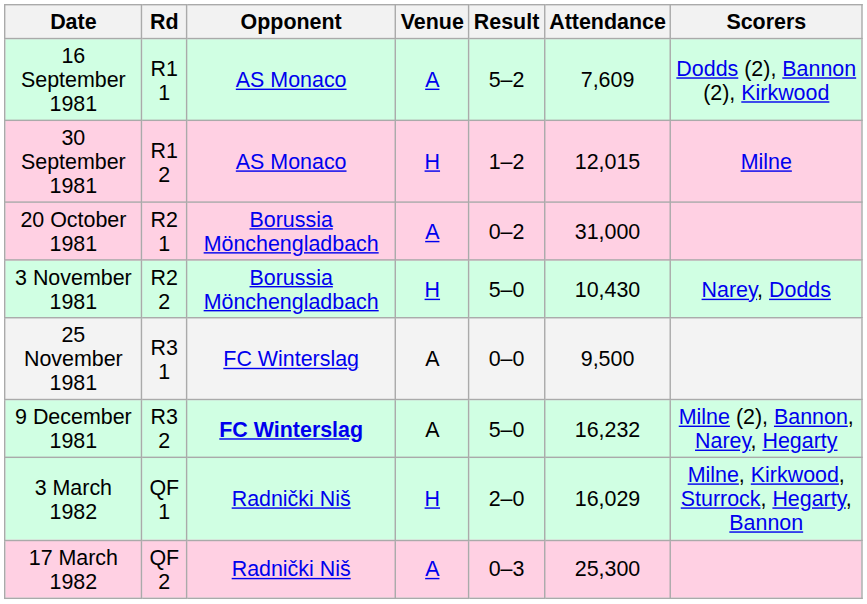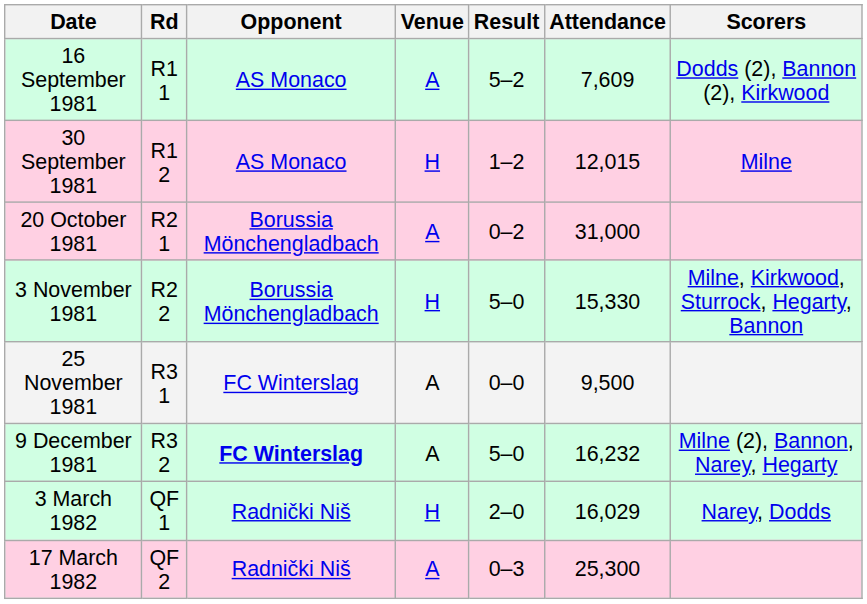(608, 289) 10,430 -> (608, 301) 15,330
(766, 289) Narey, Dodds -> (766, 301) Milne, Kirkwood, Sturrock, Hegarty, Bannon
(766, 499) Milne, Kirkwood, Sturrock, Hegarty, Bannon -> (766, 511) Narey, Dodds
